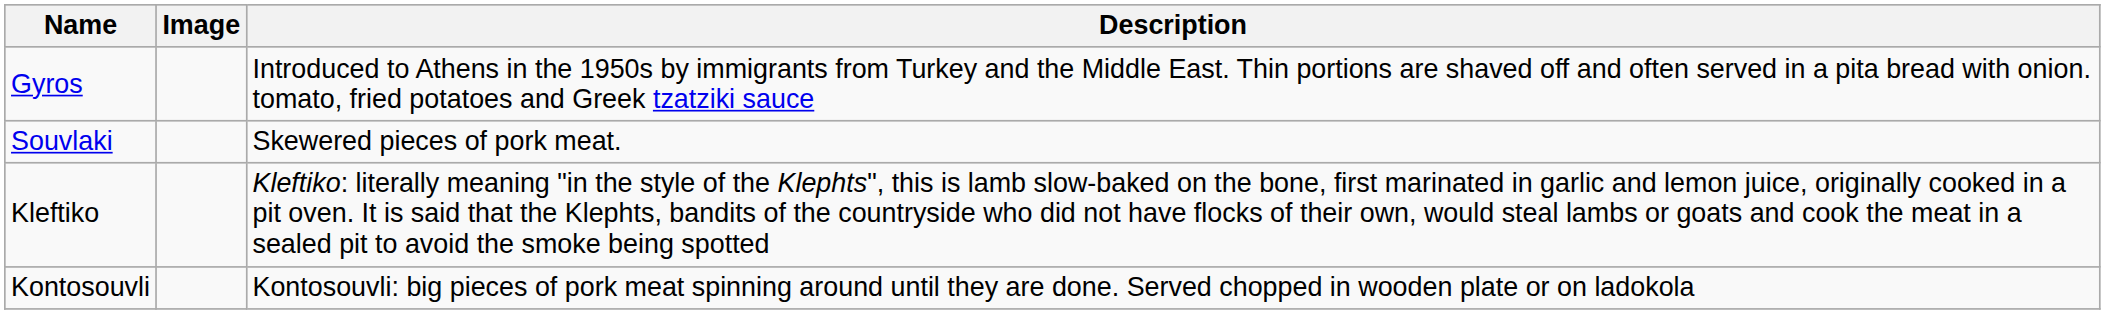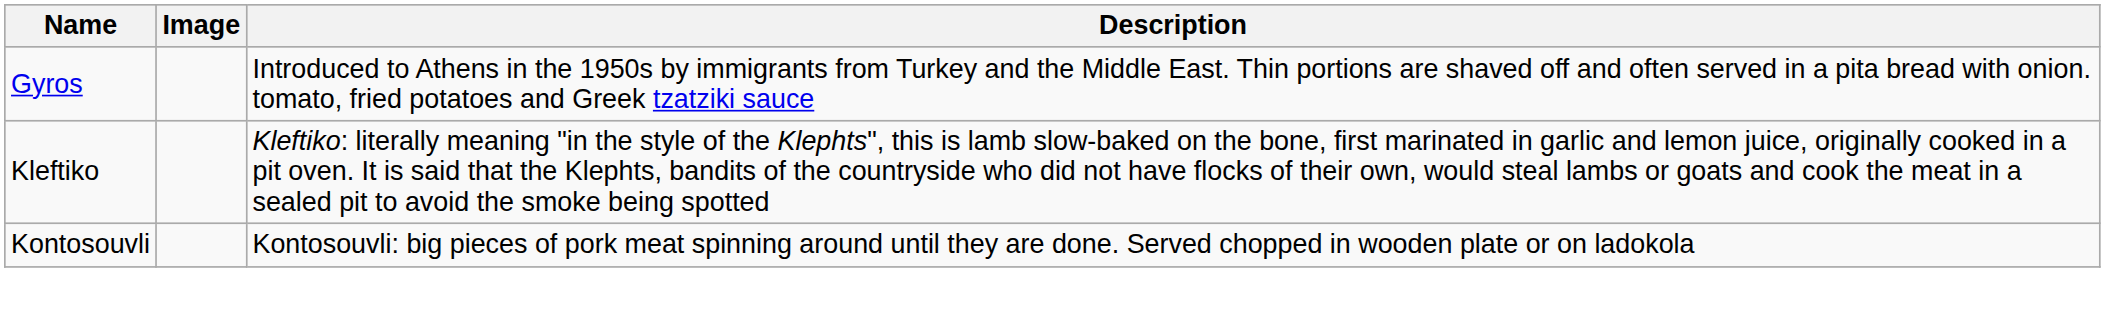- row: (62, 141)
